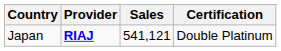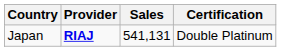(147, 35) 541,121 -> (147, 35) 541,131
